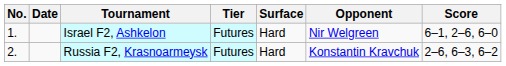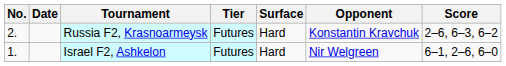rows swapped: (115, 33) <-> (136, 52)
